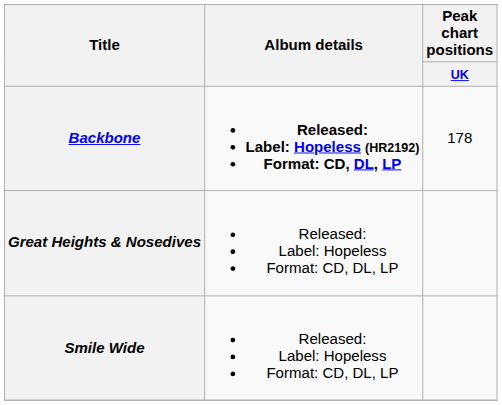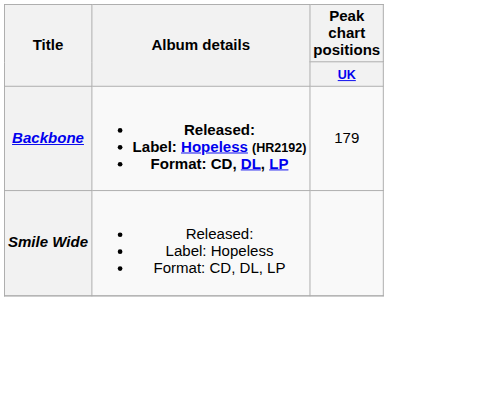(460, 138) 178 -> (347, 138) 179
- row: (104, 243)
